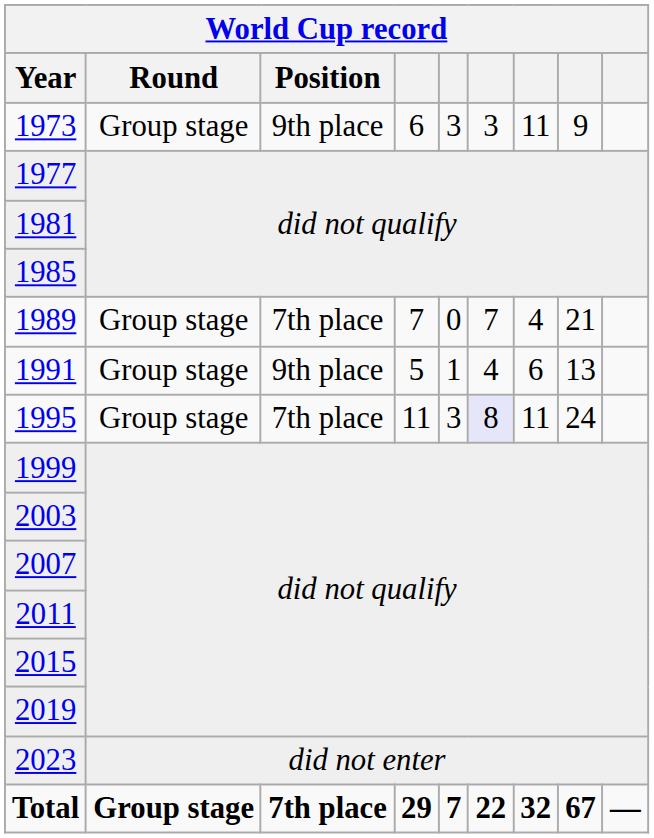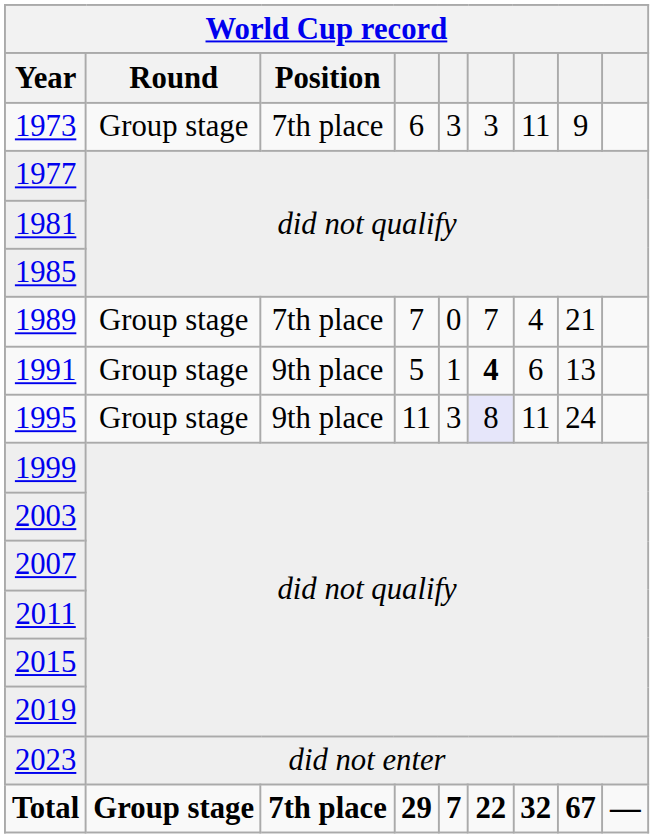(328, 126) 9th place -> (328, 126) 7th place
(491, 369) normal -> (491, 369) bold
(328, 418) 7th place -> (328, 418) 9th place
